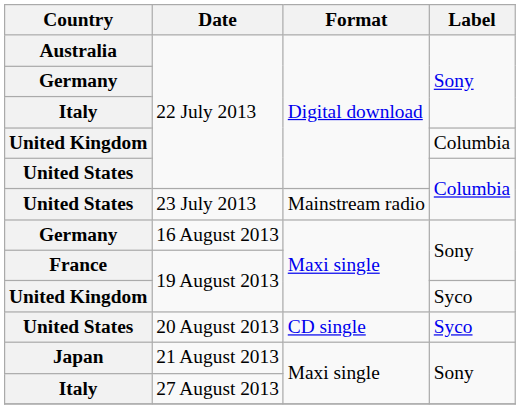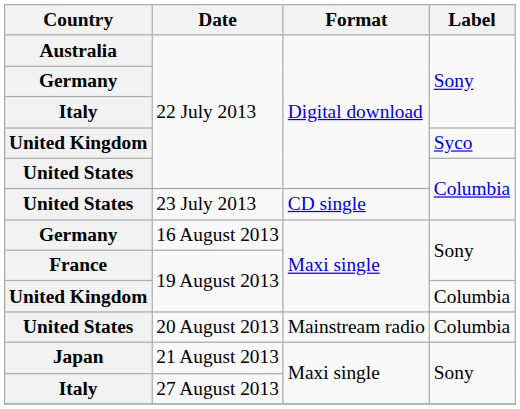(472, 142) Columbia -> (453, 142) Syco
(356, 204) Mainstream radio -> (327, 204) CD single
(453, 296) Syco -> (472, 296) Columbia
(327, 326) CD single -> (356, 326) Mainstream radio
(453, 326) Syco -> (472, 326) Columbia
